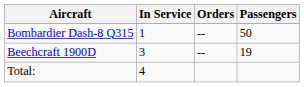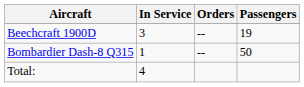rows swapped: (70, 33) <-> (52, 52)
